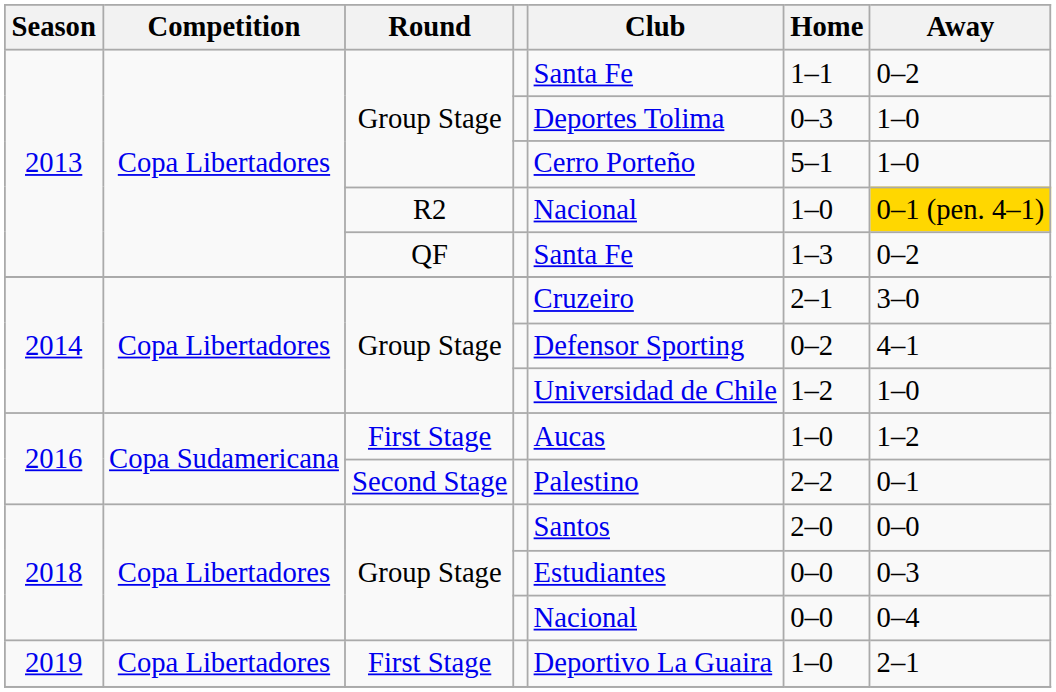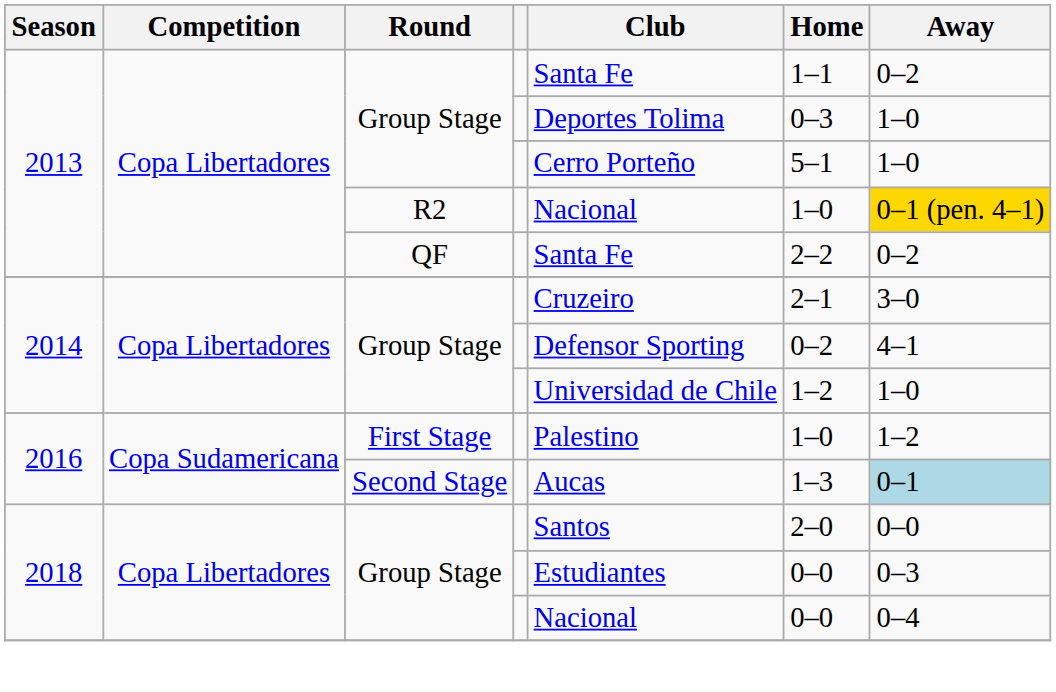(812, 254) 1–3 -> (812, 254) 2–2
(569, 436) Aucas -> (586, 436) Palestino
(586, 481) Palestino -> (569, 481) Aucas
(812, 481) 2–2 -> (812, 481) 1–3
(898, 481) no background -> (898, 481) lightblue background
- row: (54, 663)
